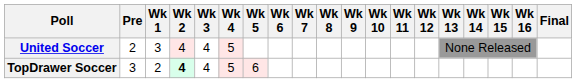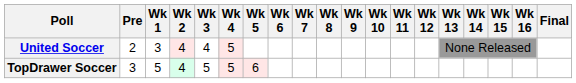(158, 68) 2 -> (158, 68) 5
(182, 68) bold -> (182, 68) normal
(207, 68) 4 -> (207, 68) 5
